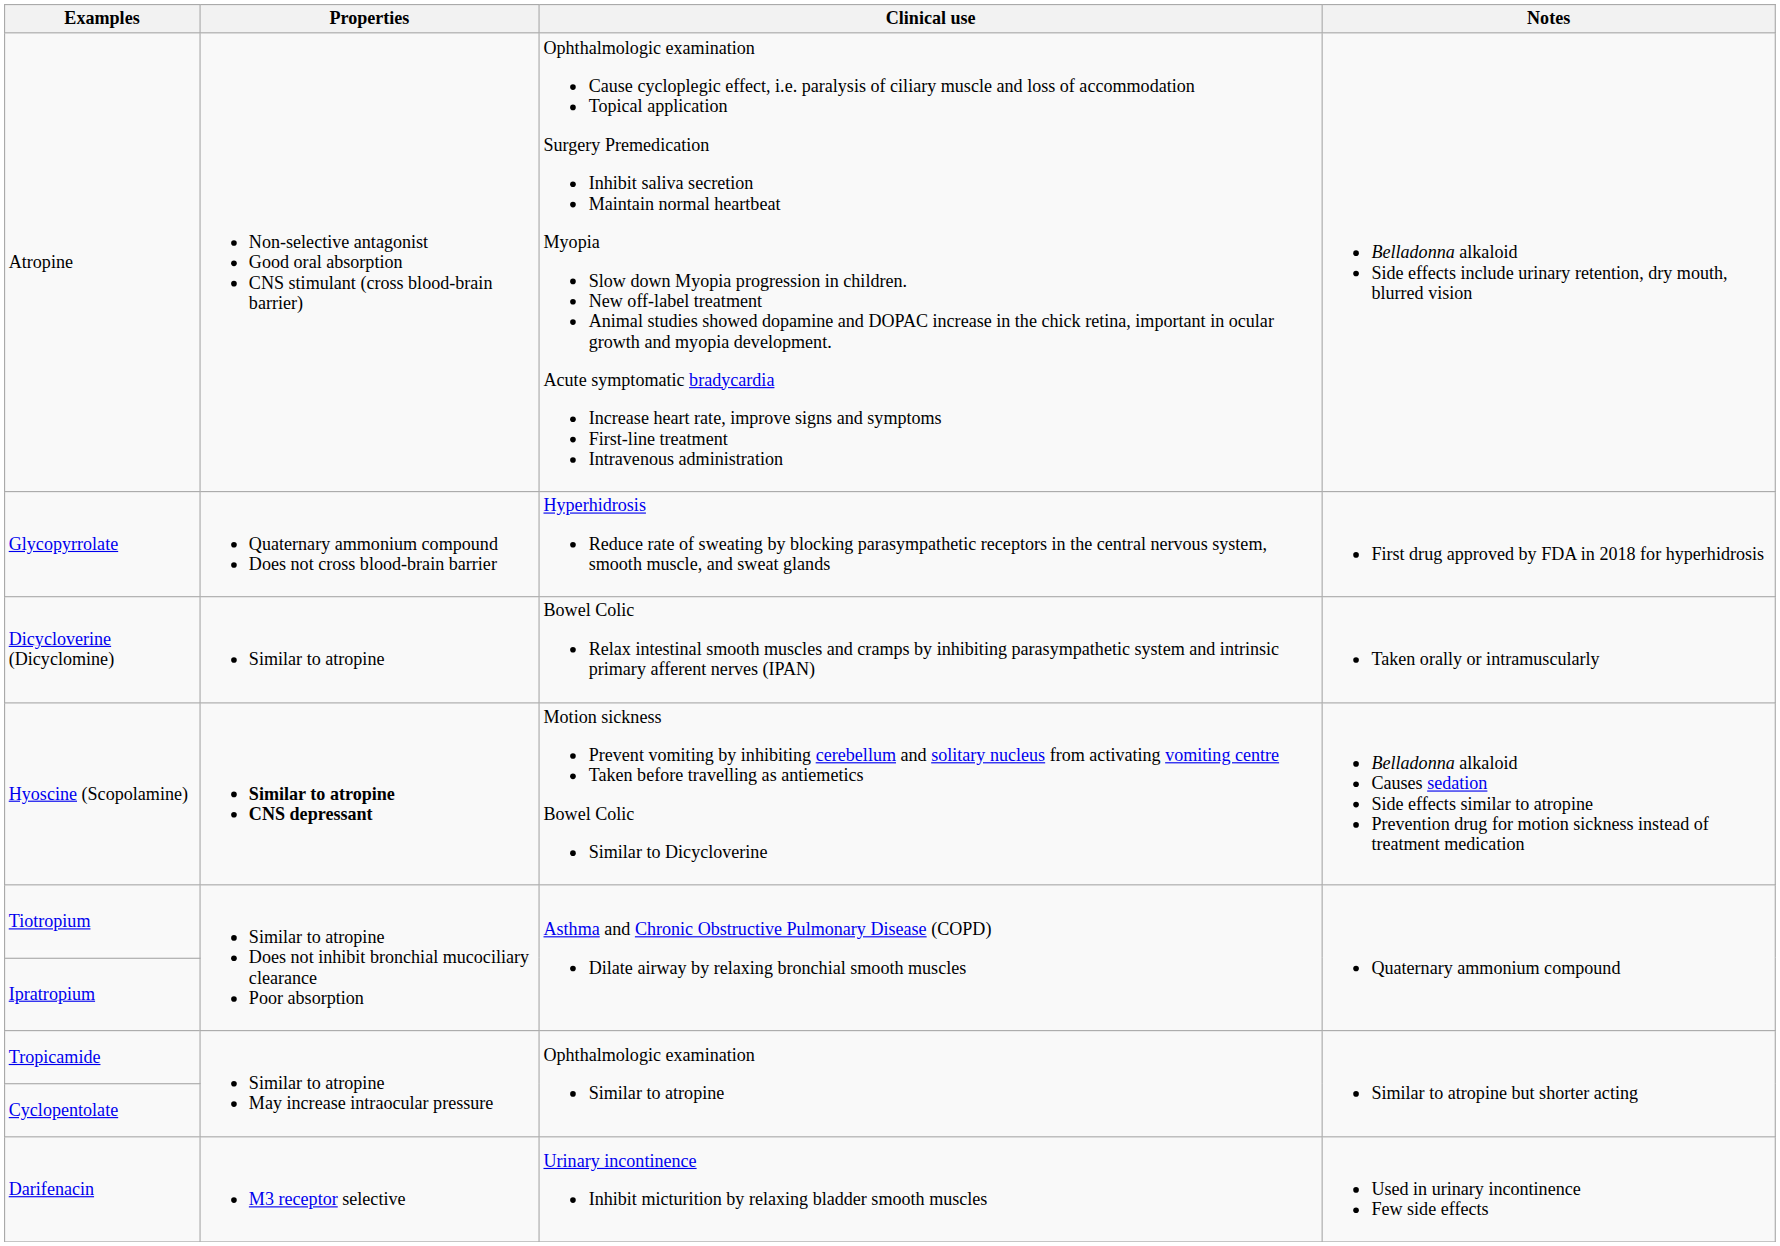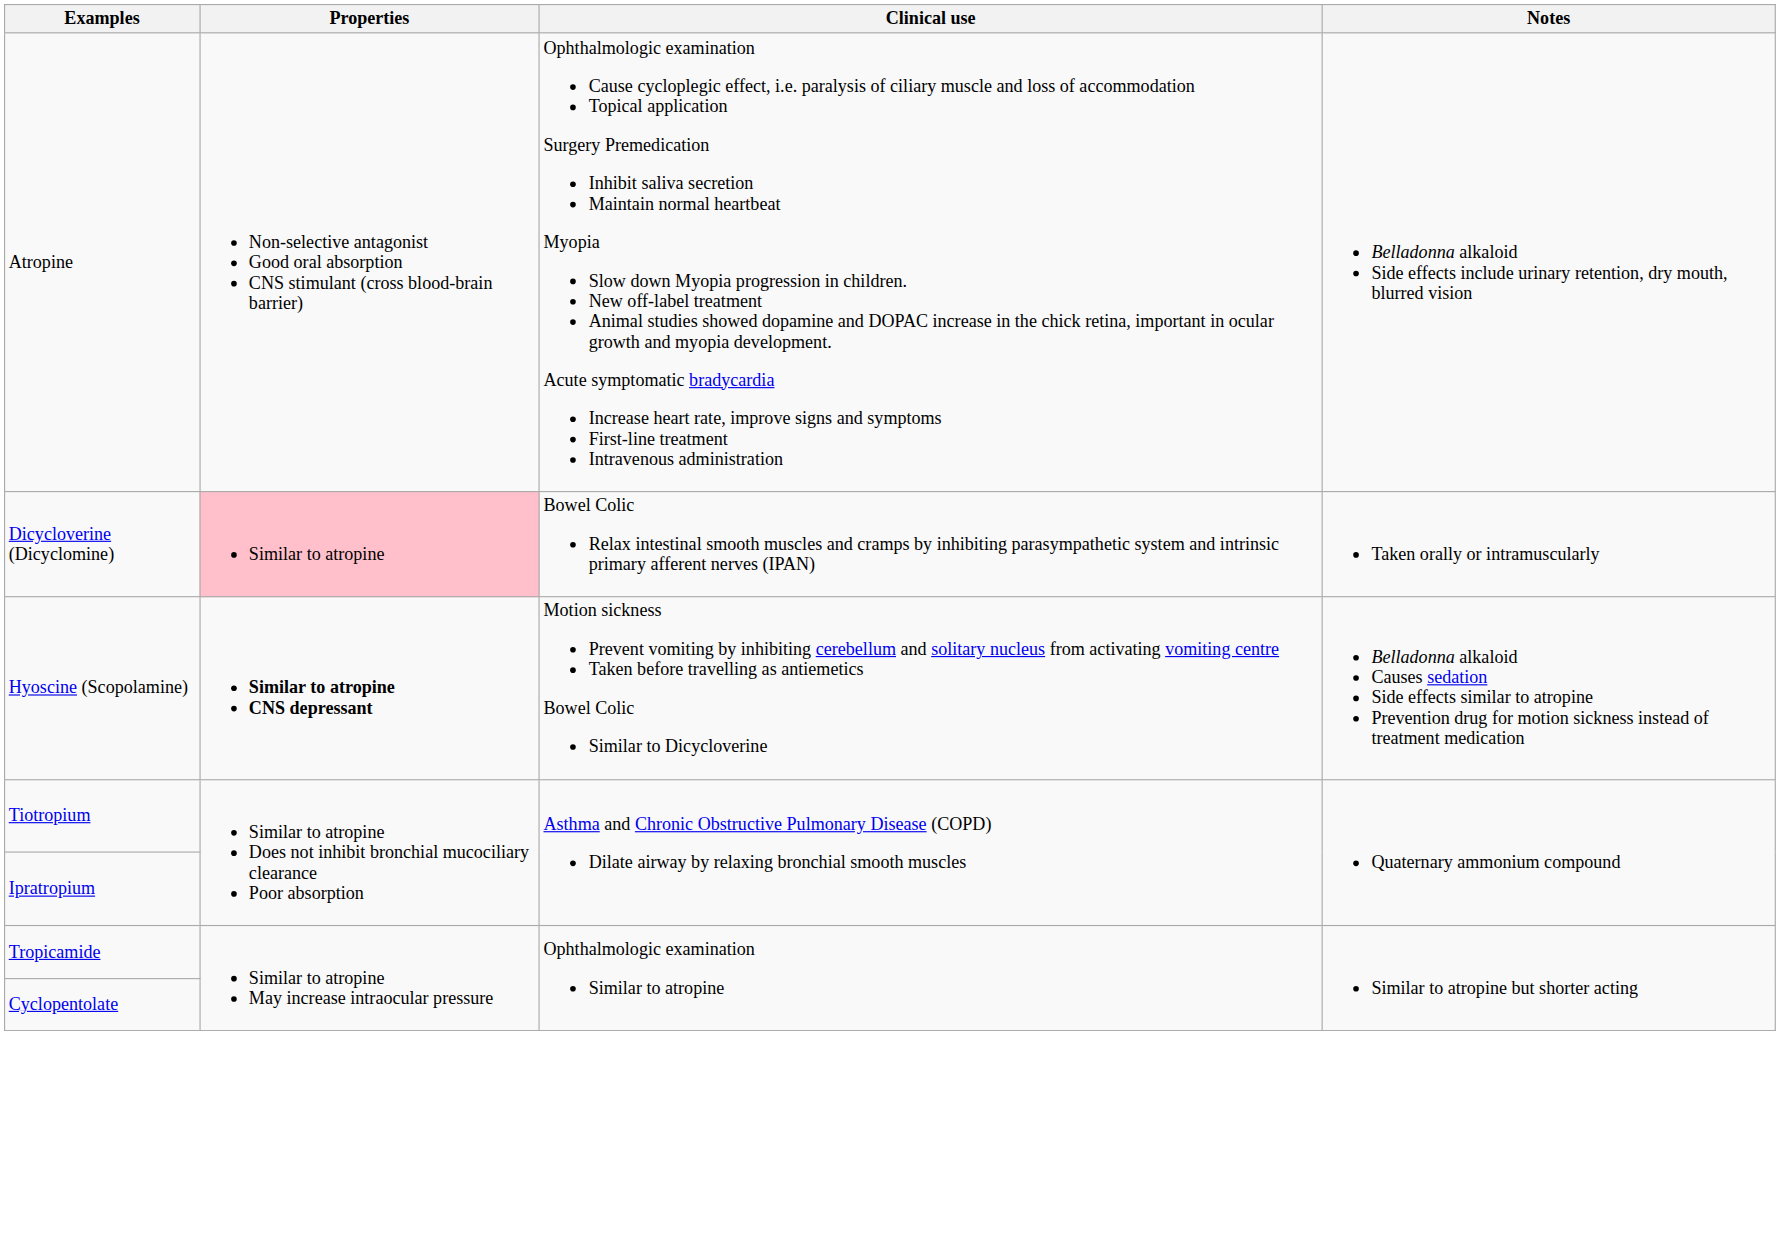- row: (63, 544)
(369, 660) no background -> (369, 554) pink background
- row: (51, 1189)
